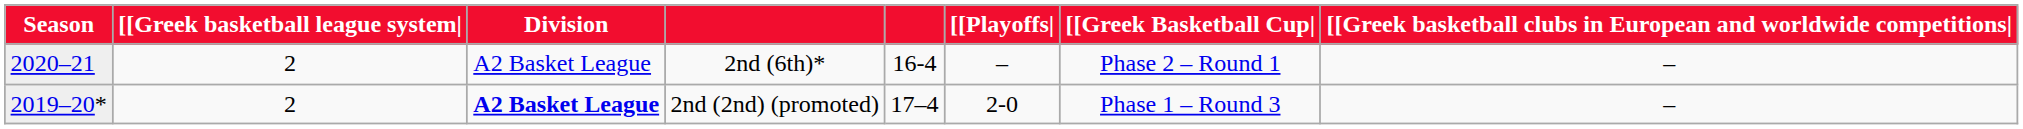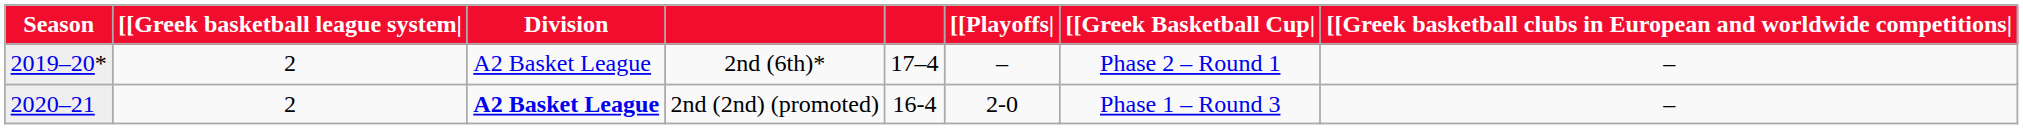(53, 63) 2020–21 -> (59, 63) 2019–20*
(914, 63) 16-4 -> (914, 63) 17–4
(59, 103) 2019–20* -> (53, 103) 2020–21
(914, 103) 17–4 -> (914, 103) 16-4
